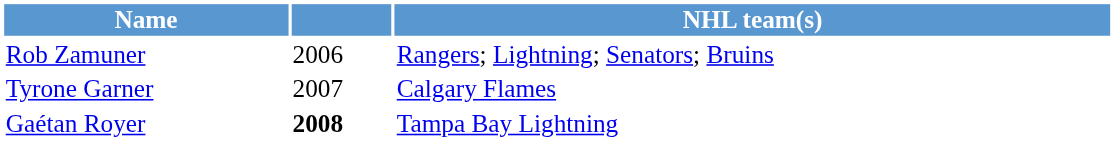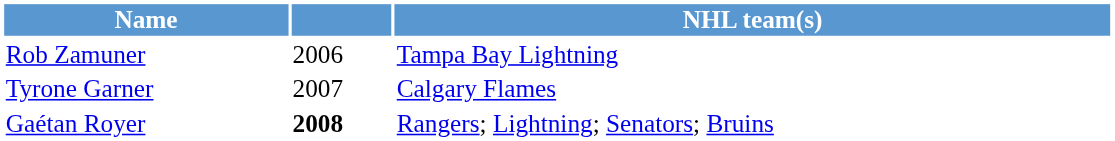(585, 54) Rangers; Lightning; Senators; Bruins -> (507, 54) Tampa Bay Lightning
(507, 123) Tampa Bay Lightning -> (585, 123) Rangers; Lightning; Senators; Bruins
